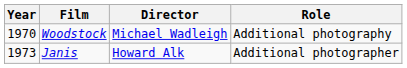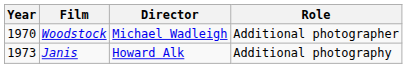(312, 34) Additional photography -> (316, 34) Additional photographer
(316, 53) Additional photographer -> (312, 53) Additional photography
